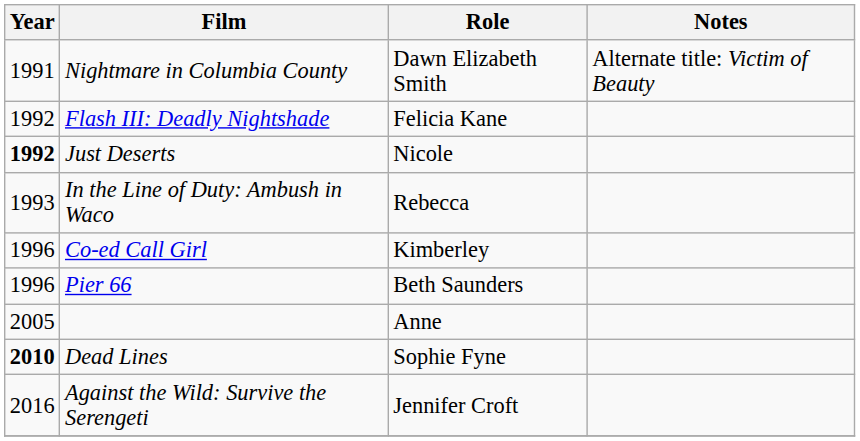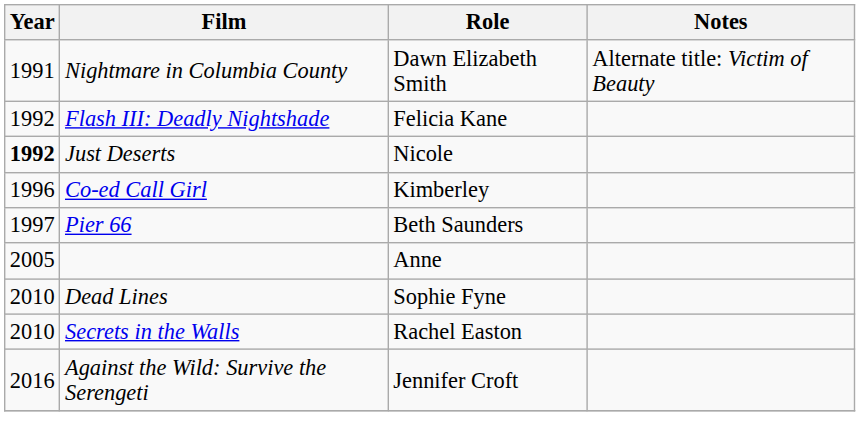- row: (204, 202)
(32, 285) 1996 -> (32, 225) 1997
(32, 356) bold -> (32, 296) normal
+ row: (152, 331)
